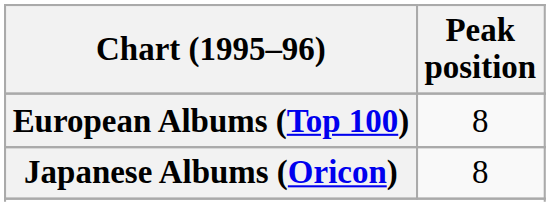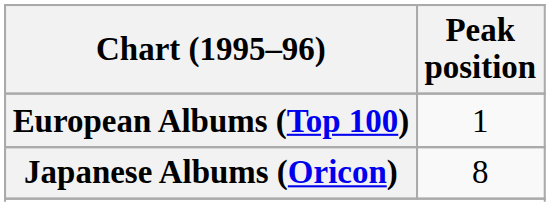(480, 119) 8 -> (480, 119) 1
